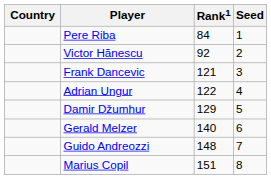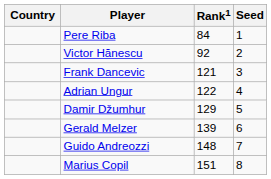(206, 128) 140 -> (206, 128) 139
